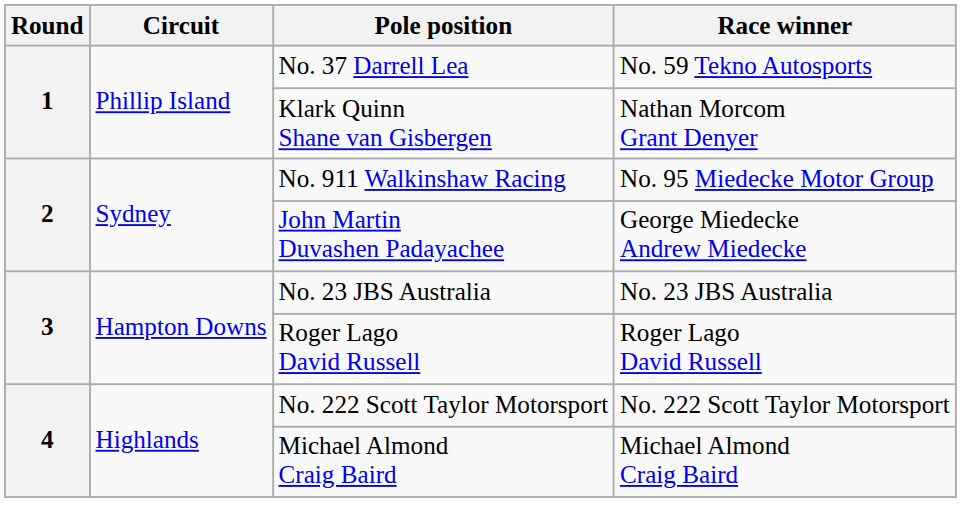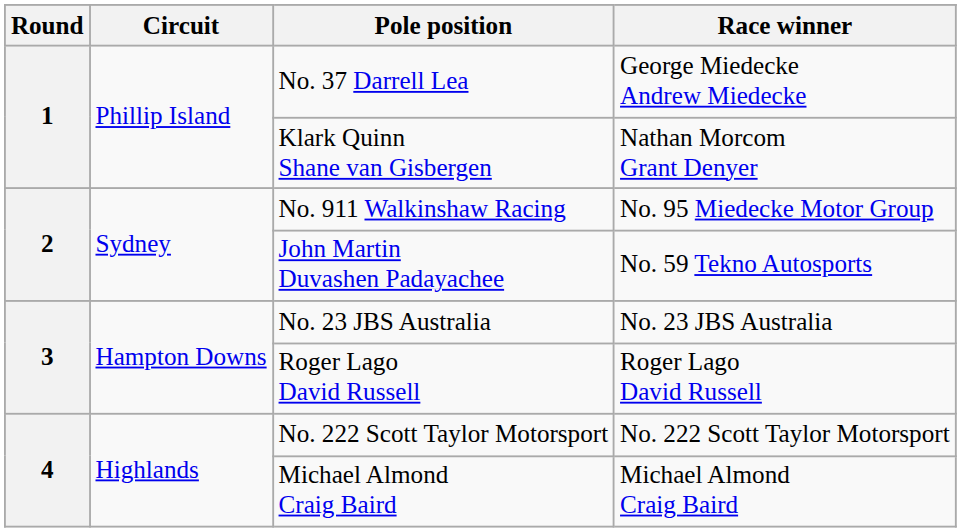(746, 66) No. 59 Tekno Autosports -> (713, 81) George Miedecke Andrew Miedecke
(713, 235) George Miedecke Andrew Miedecke -> (746, 264) No. 59 Tekno Autosports
